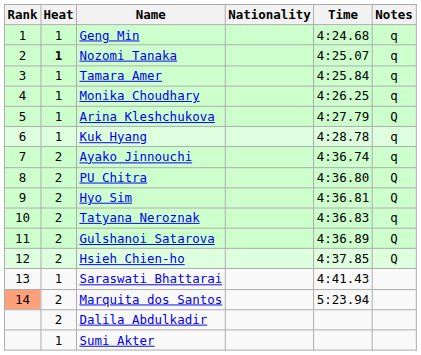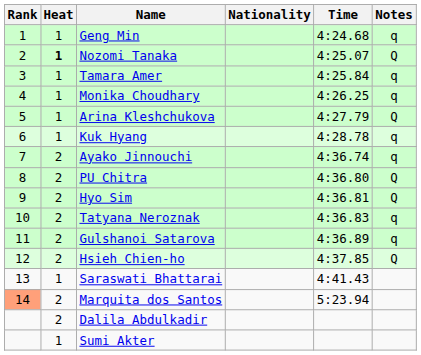(394, 55) q -> (394, 55) Q
(394, 238) Q -> (394, 238) q
